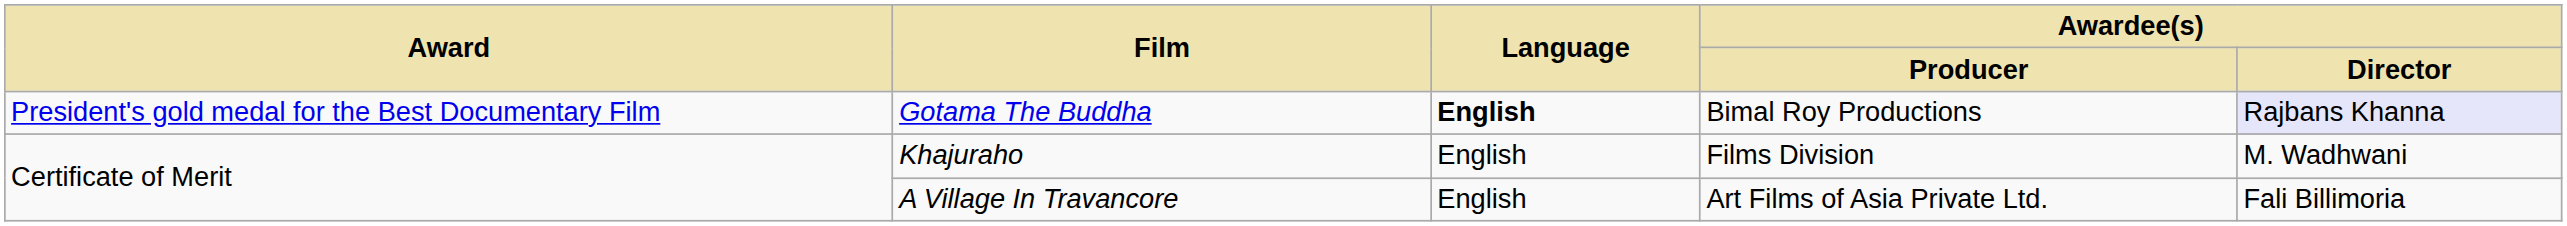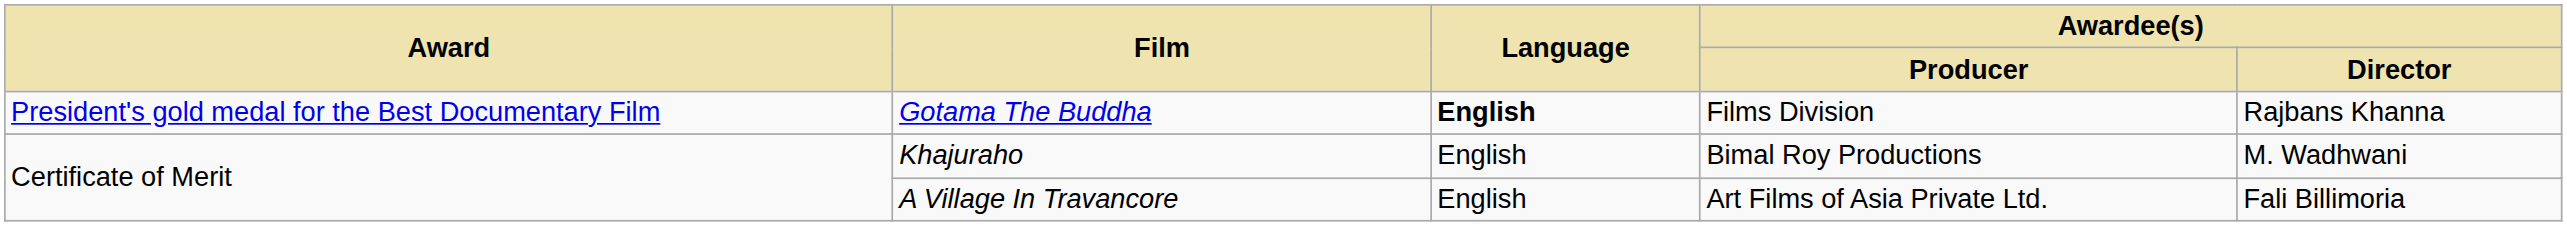(1844, 112) Bimal Roy Productions -> (1790, 112) Films Division
(2344, 112) lavender background -> (2344, 112) no background
(1790, 155) Films Division -> (1844, 155) Bimal Roy Productions
